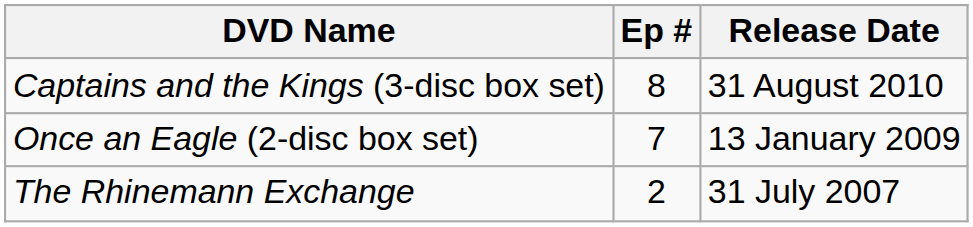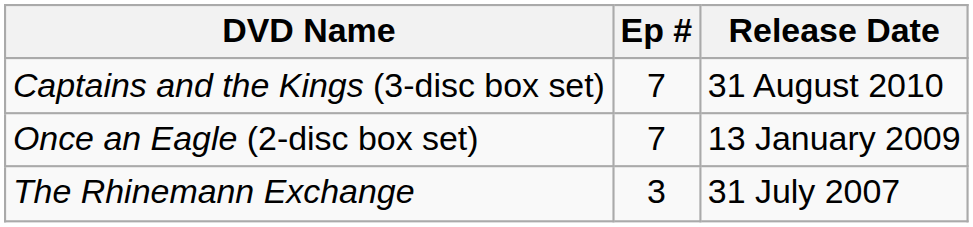(656, 85) 8 -> (656, 85) 7
(656, 192) 2 -> (656, 192) 3
